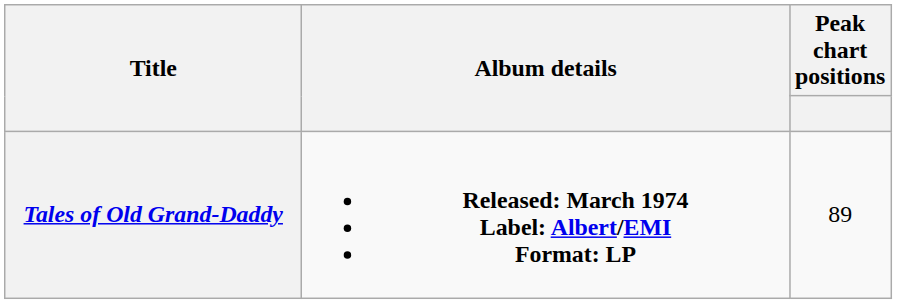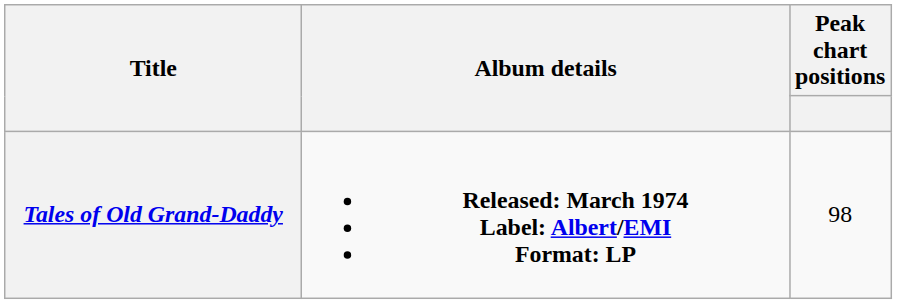(840, 214) 89 -> (840, 214) 98
